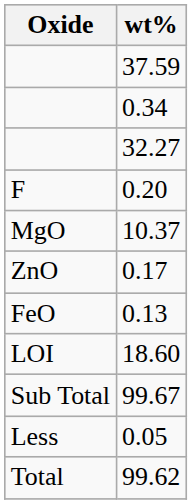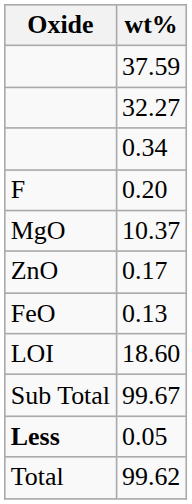rows swapped: (151, 148) <-> (145, 107)
(35, 436) normal -> (35, 436) bold
